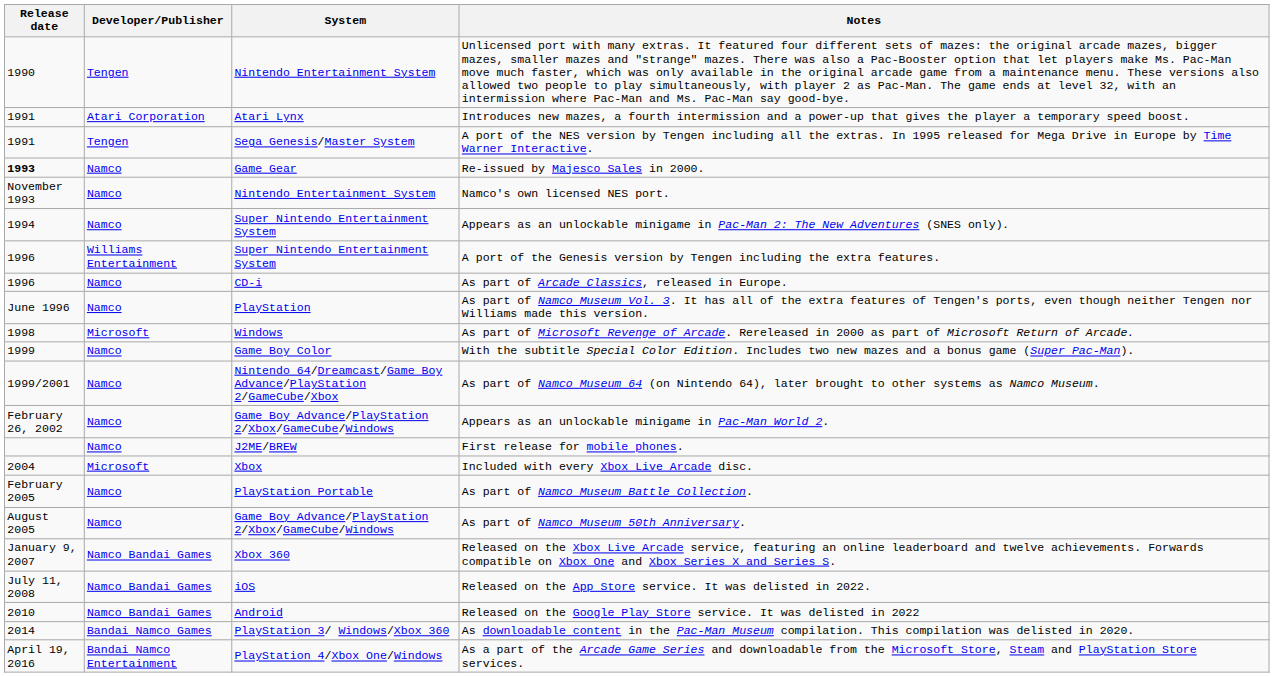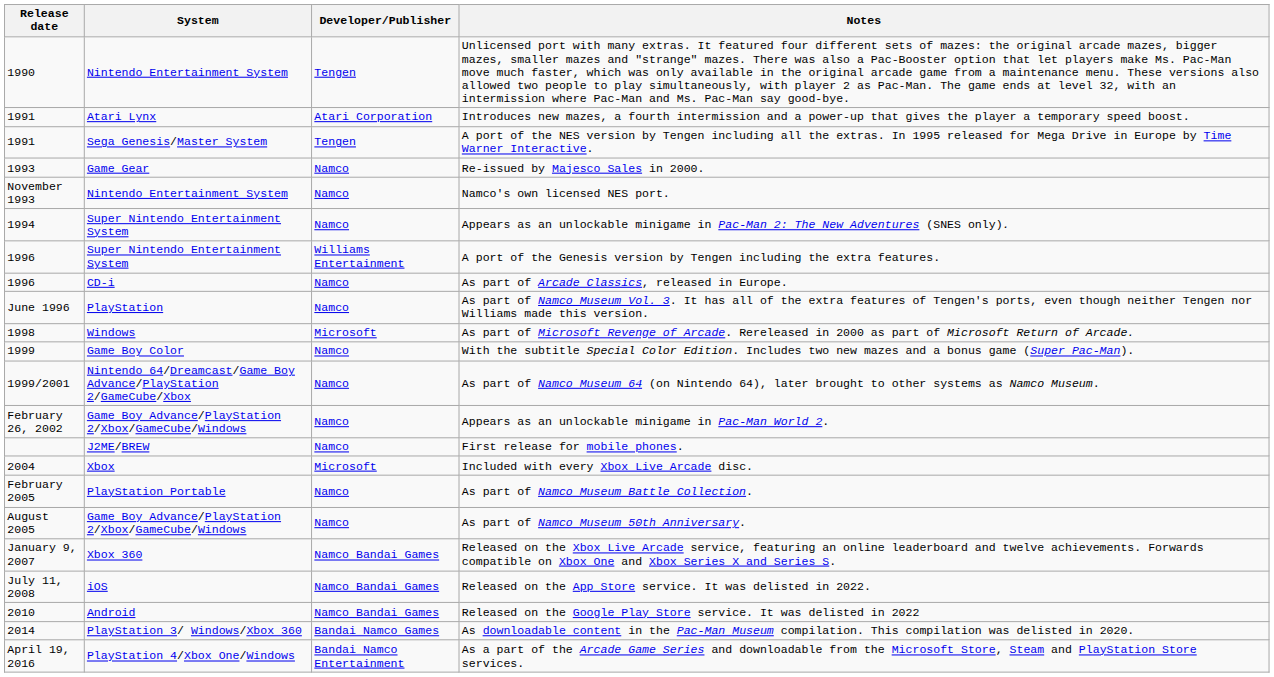columns swapped: (345, 21) <-> (158, 21)
(21, 168) bold -> (21, 168) normal
